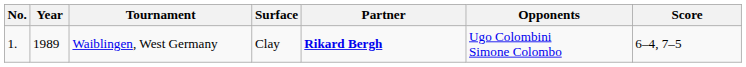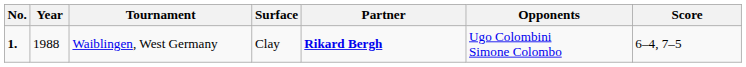(12, 43) normal -> (12, 43) bold
(46, 43) 1989 -> (46, 43) 1988
